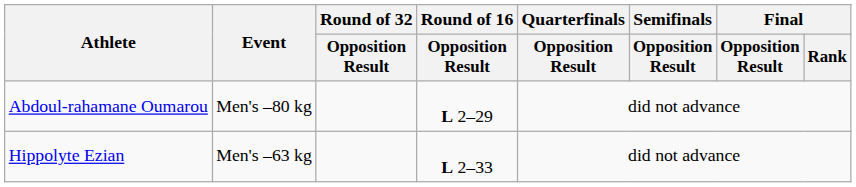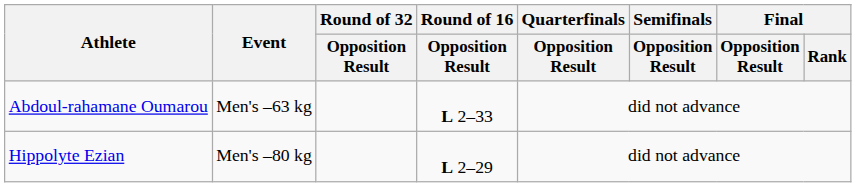(264, 106) Men's –80 kg -> (264, 106) Men's –63 kg
(467, 116) L 2–29 -> (467, 116) L 2–33
(264, 156) Men's –63 kg -> (264, 156) Men's –80 kg
(467, 167) L 2–33 -> (467, 167) L 2–29
